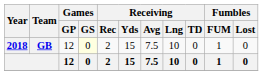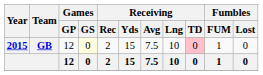(17, 45) 2018 -> (17, 45) 2015
(195, 45) no background -> (195, 45) pink background
